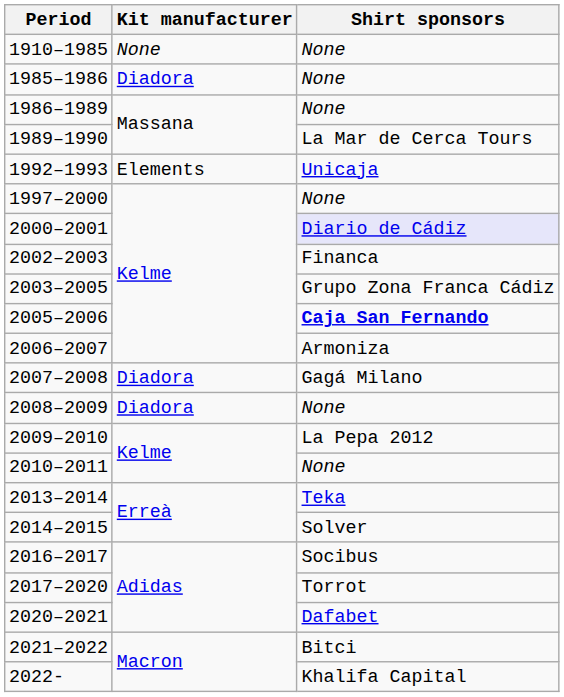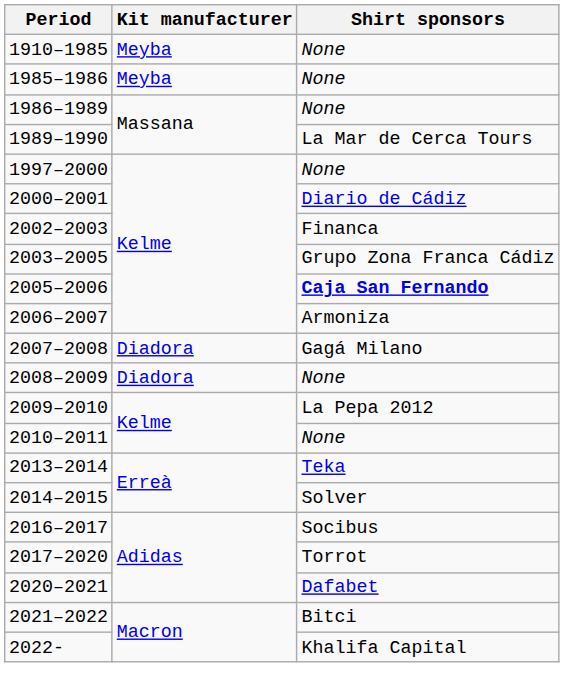(139, 50) None -> (144, 50) Meyba
(155, 79) Diadora -> (144, 79) Meyba
- row: (59, 169)
(384, 229) lavender background -> (384, 199) no background
